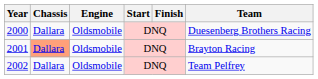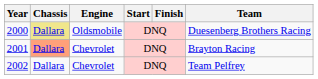(49, 31) no background -> (49, 31) khaki background
(97, 48) Oldsmobile -> (93, 48) Chevrolet
(97, 66) Oldsmobile -> (93, 66) Chevrolet
